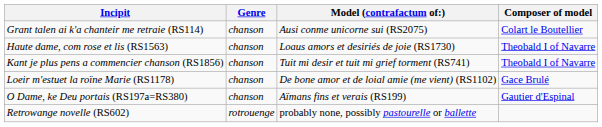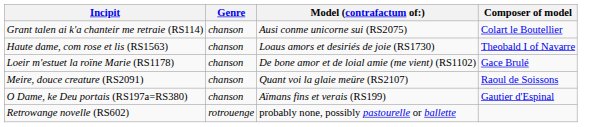- row: (115, 63)
+ row: (75, 79)
